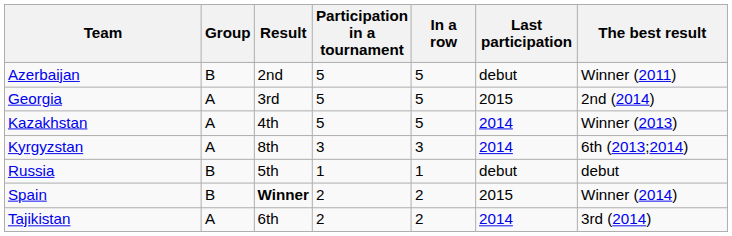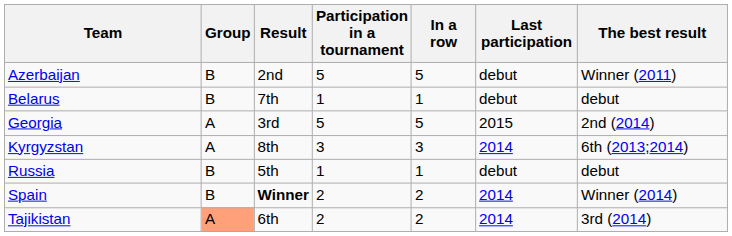+ row: (34, 98)
- row: (48, 123)
(496, 195) 2015 -> (496, 195) 2014
(210, 219) no background -> (210, 219) lightsalmon background
